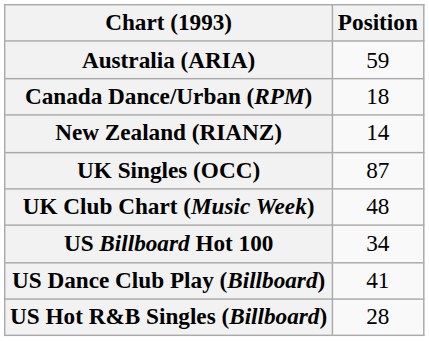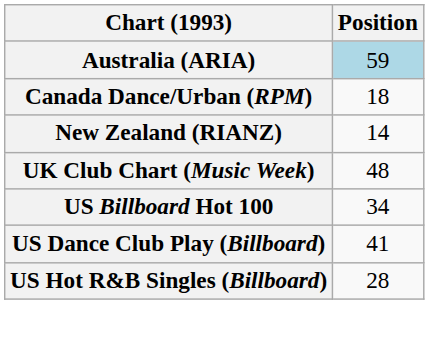(378, 59) no background -> (378, 59) lightblue background
- row: (169, 170)
